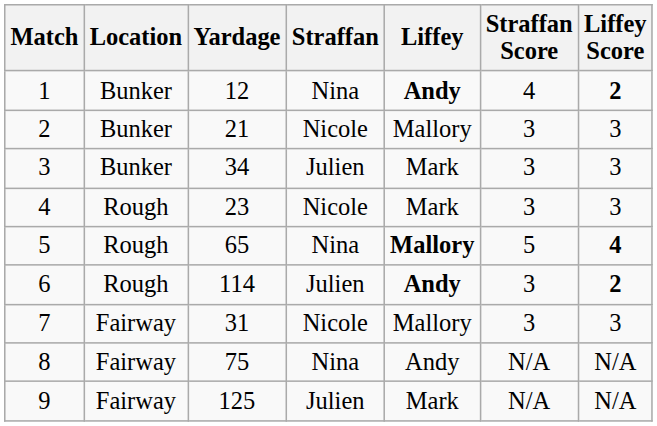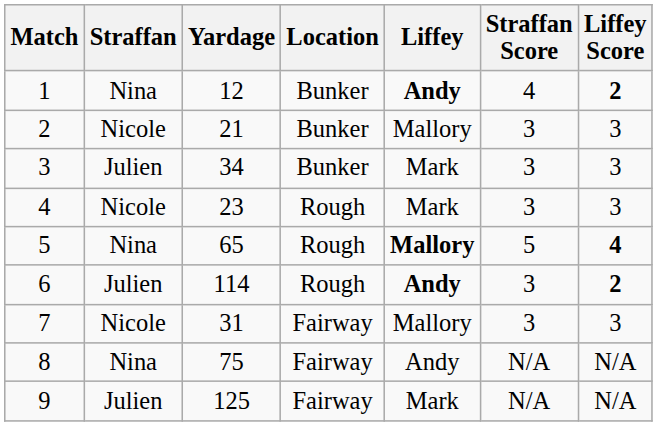columns swapped: (136, 37) <-> (335, 37)
